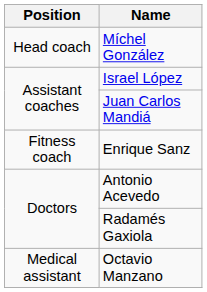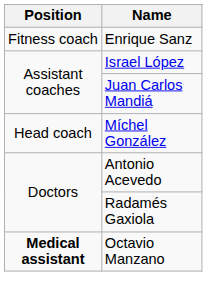rows swapped: (134, 47) <-> (147, 149)
(52, 267) normal -> (53, 251) bold
